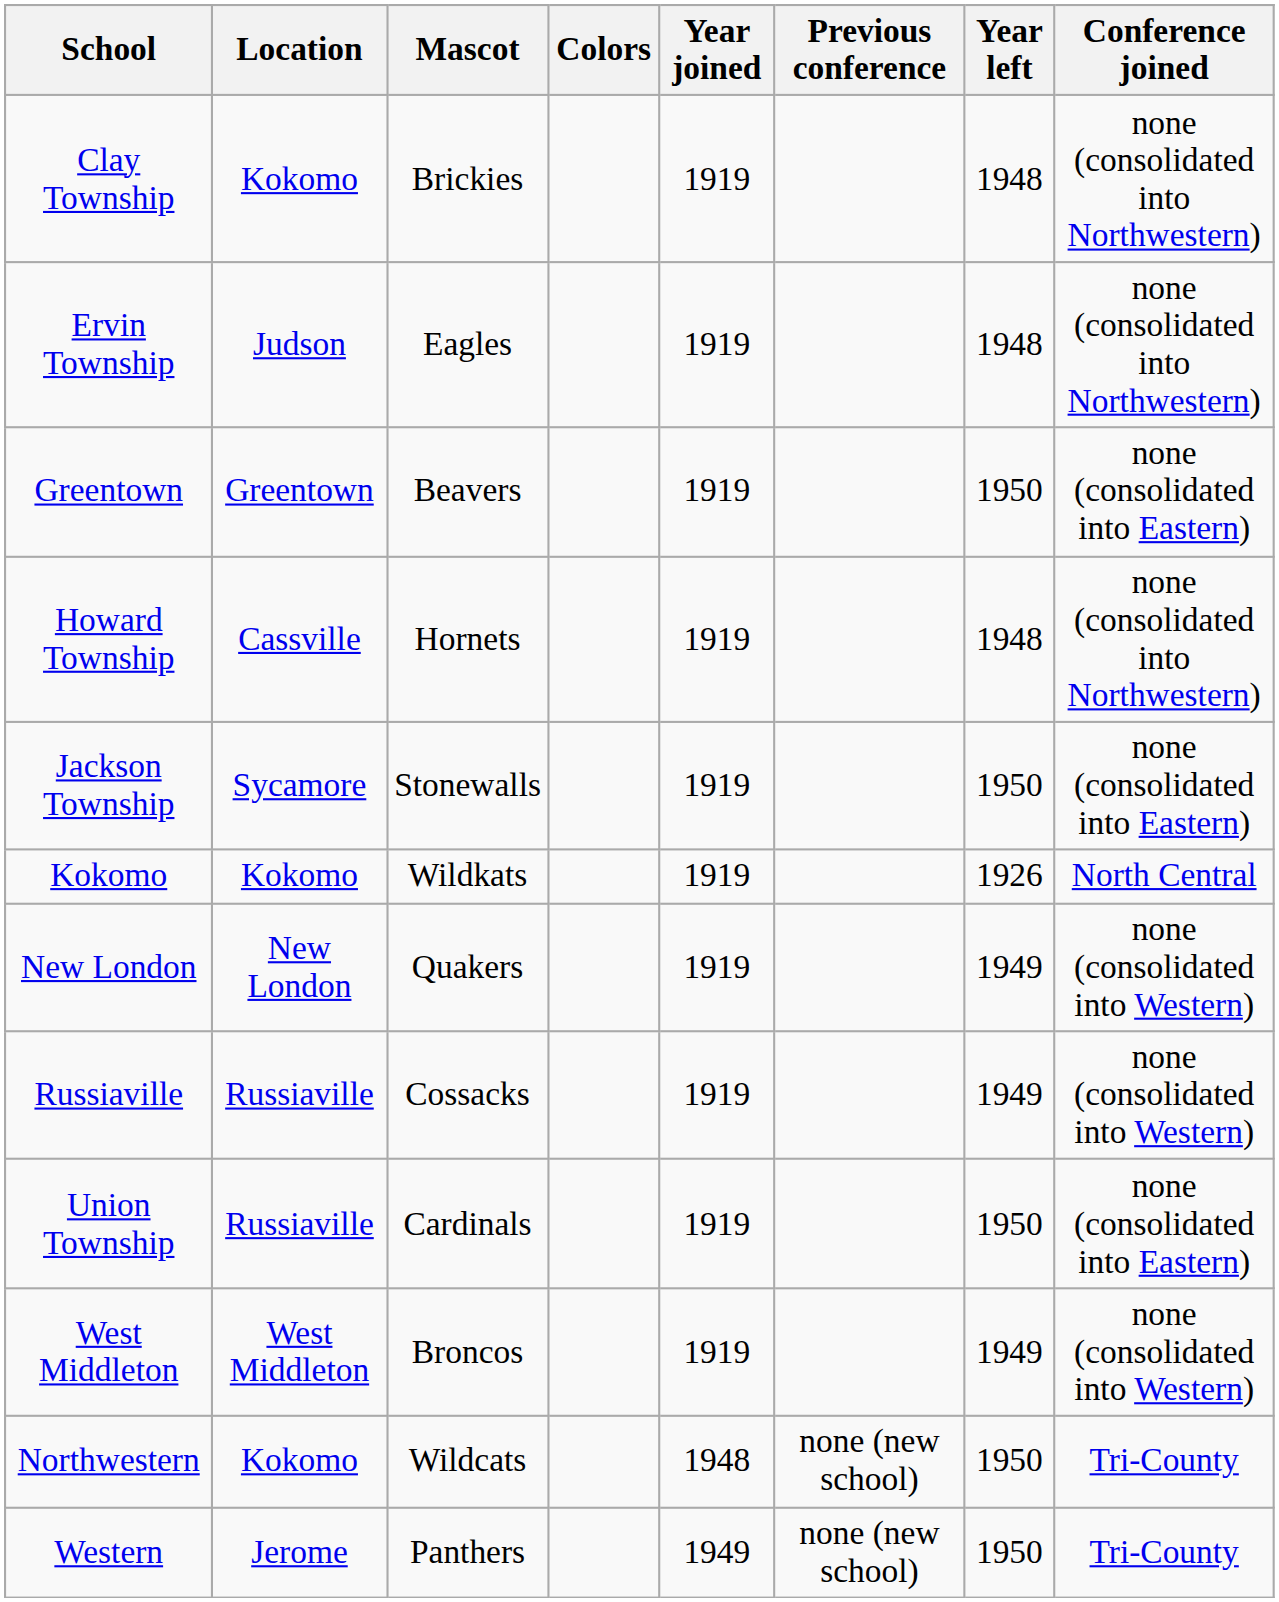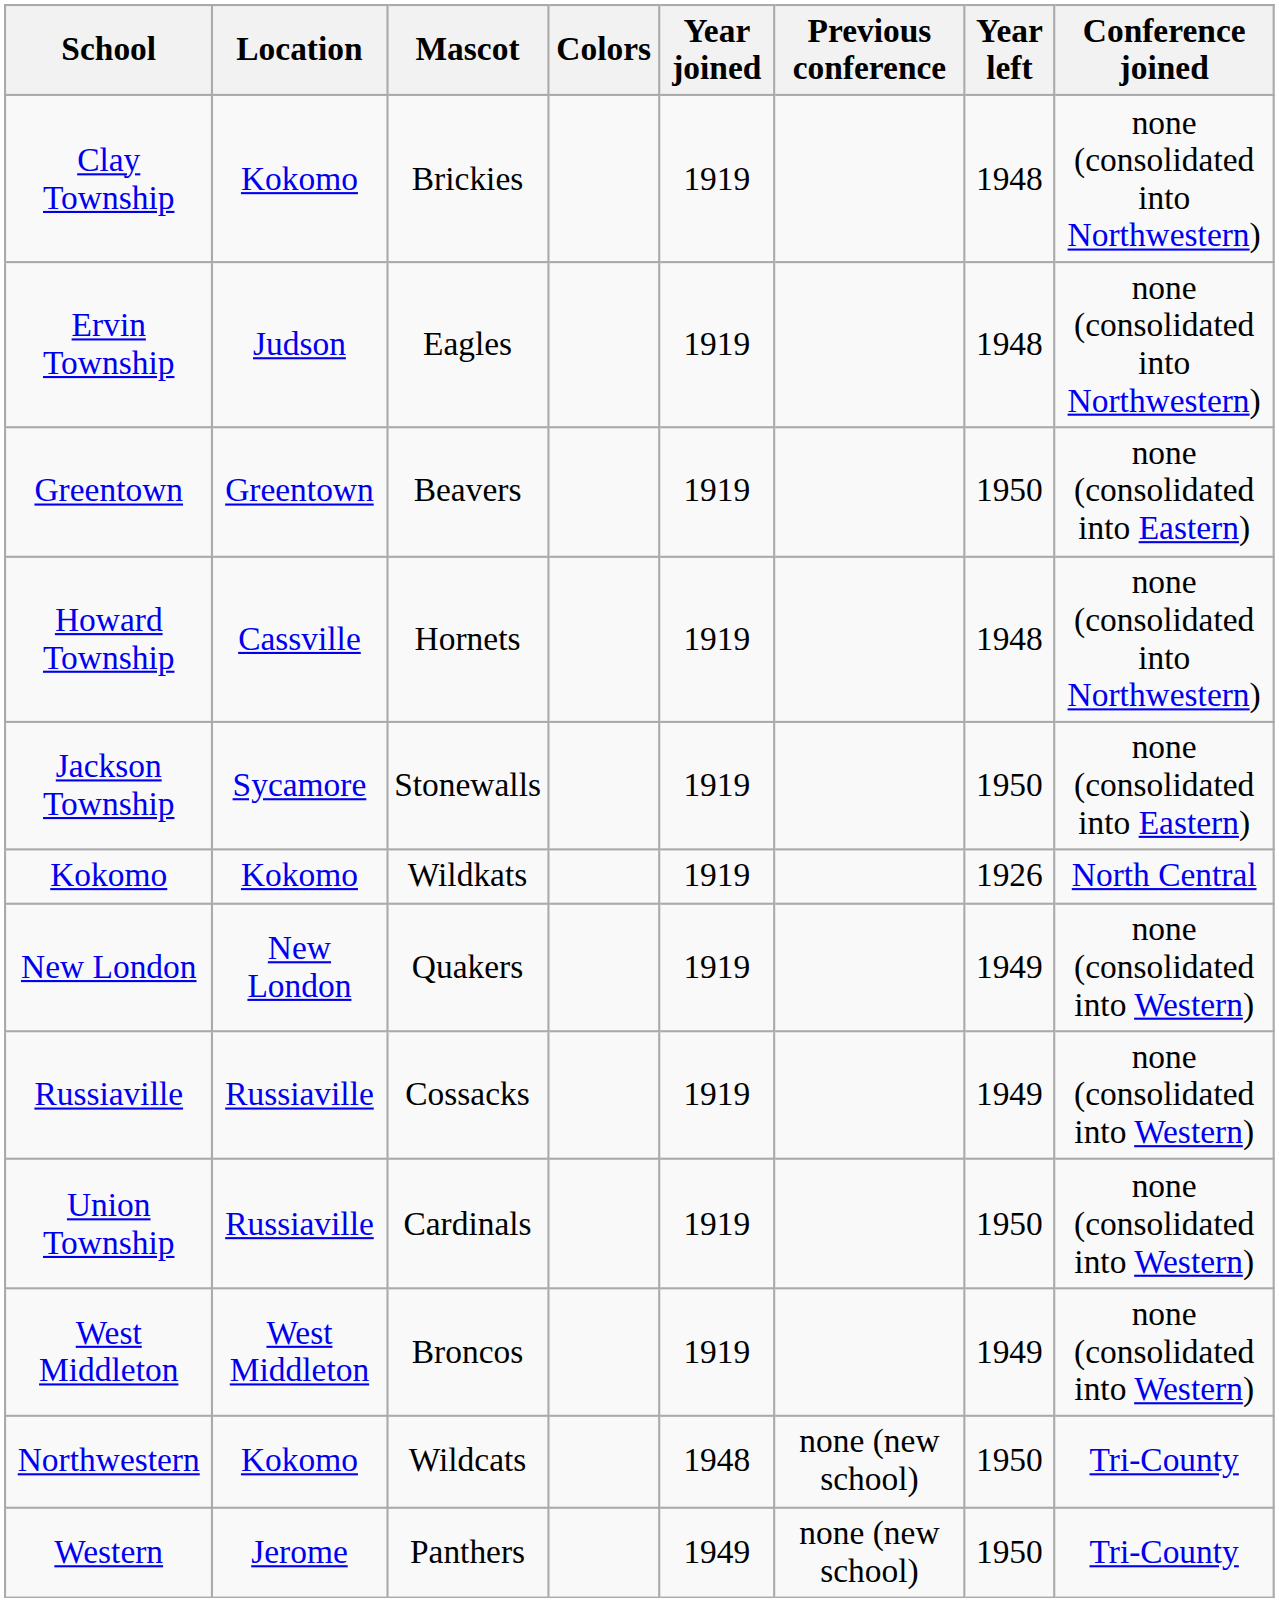(1164, 1223) none (consolidated into Eastern) -> (1164, 1223) none (consolidated into Western)
